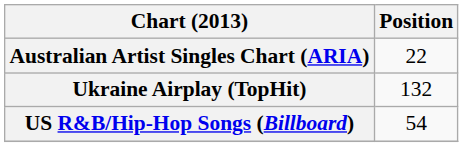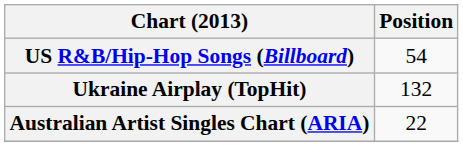rows swapped: (189, 55) <-> (189, 123)
